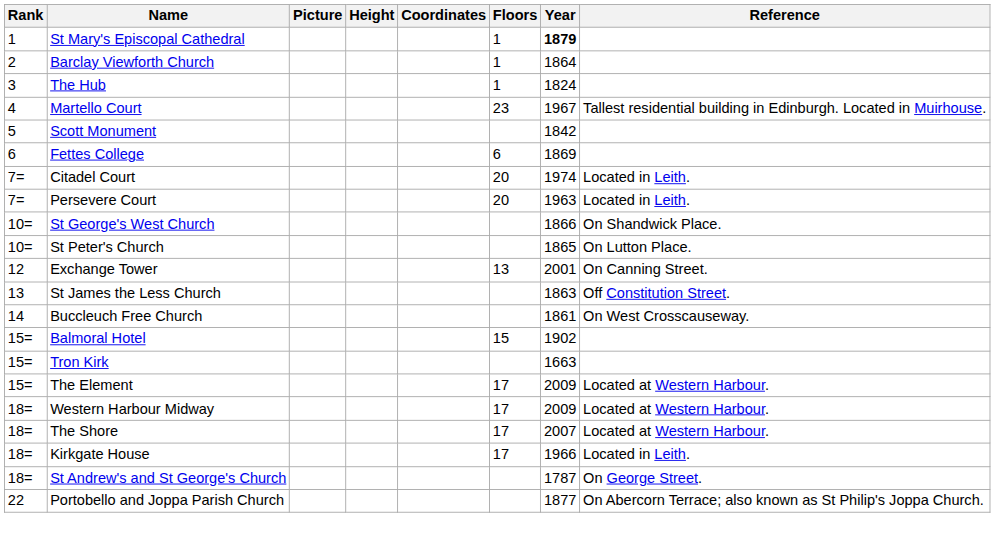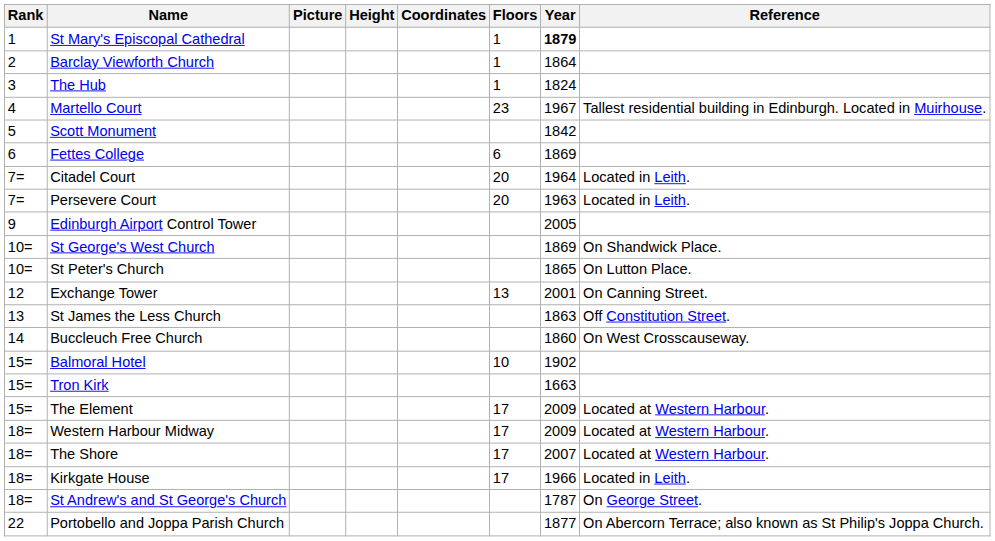(560, 177) 1974 -> (560, 177) 1964
+ row: (153, 223)
(560, 223) 1866 -> (560, 246) 1869
(560, 316) 1861 -> (560, 339) 1860
(501, 339) 15 -> (501, 362) 10
